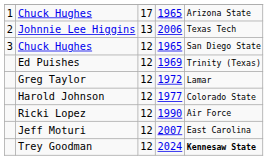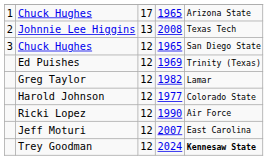(170, 30) 2006 -> (170, 30) 2008
(170, 80) 1972 -> (170, 80) 1982
